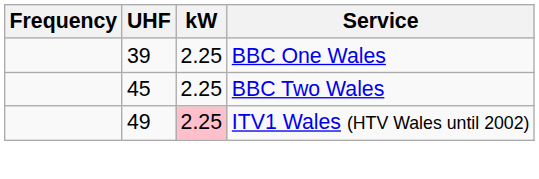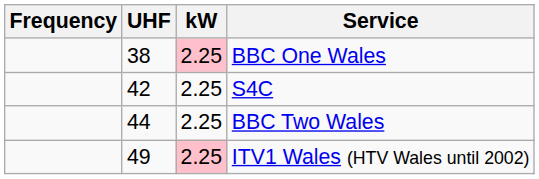(139, 55) 39 -> (139, 55) 38
(201, 55) no background -> (201, 55) pink background
+ row: (252, 88)
(139, 88) 45 -> (139, 122) 44
